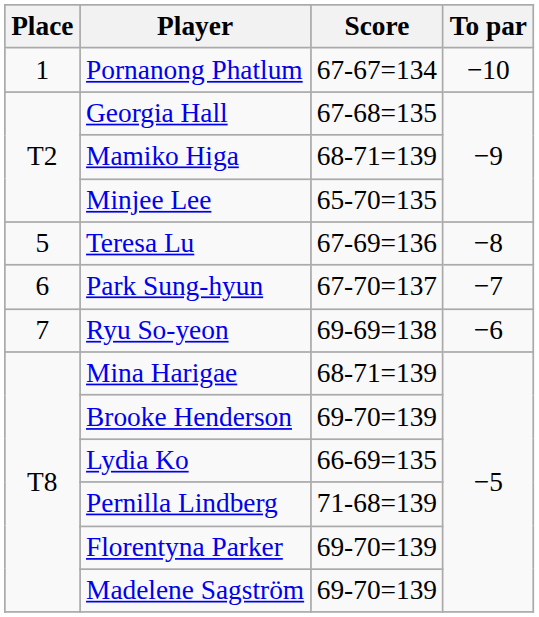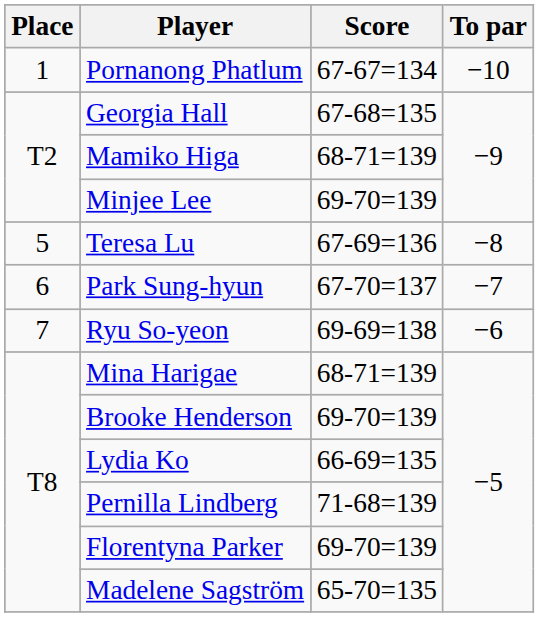(377, 199) 65-70=135 -> (377, 199) 69-70=139
(377, 590) 69-70=139 -> (377, 590) 65-70=135
